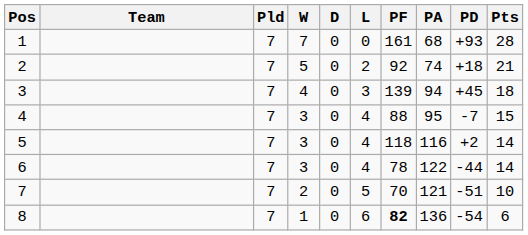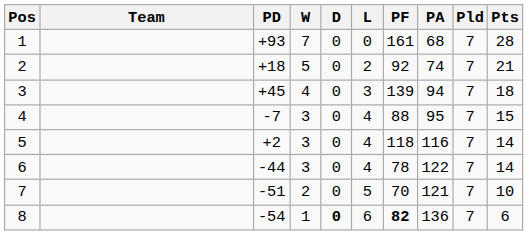columns swapped: (271, 17) <-> (469, 17)
(335, 217) normal -> (336, 217) bold
